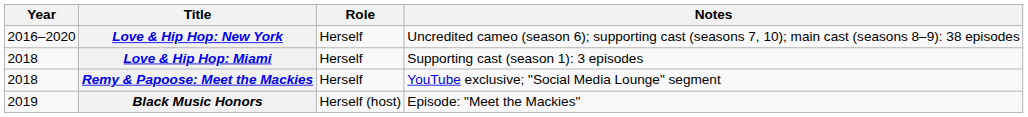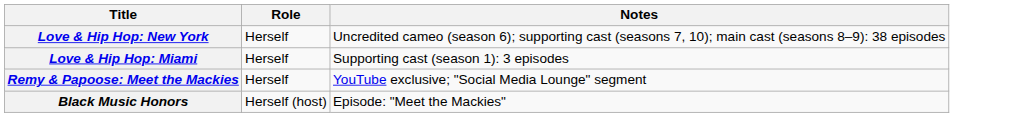- column: (42, 15)
